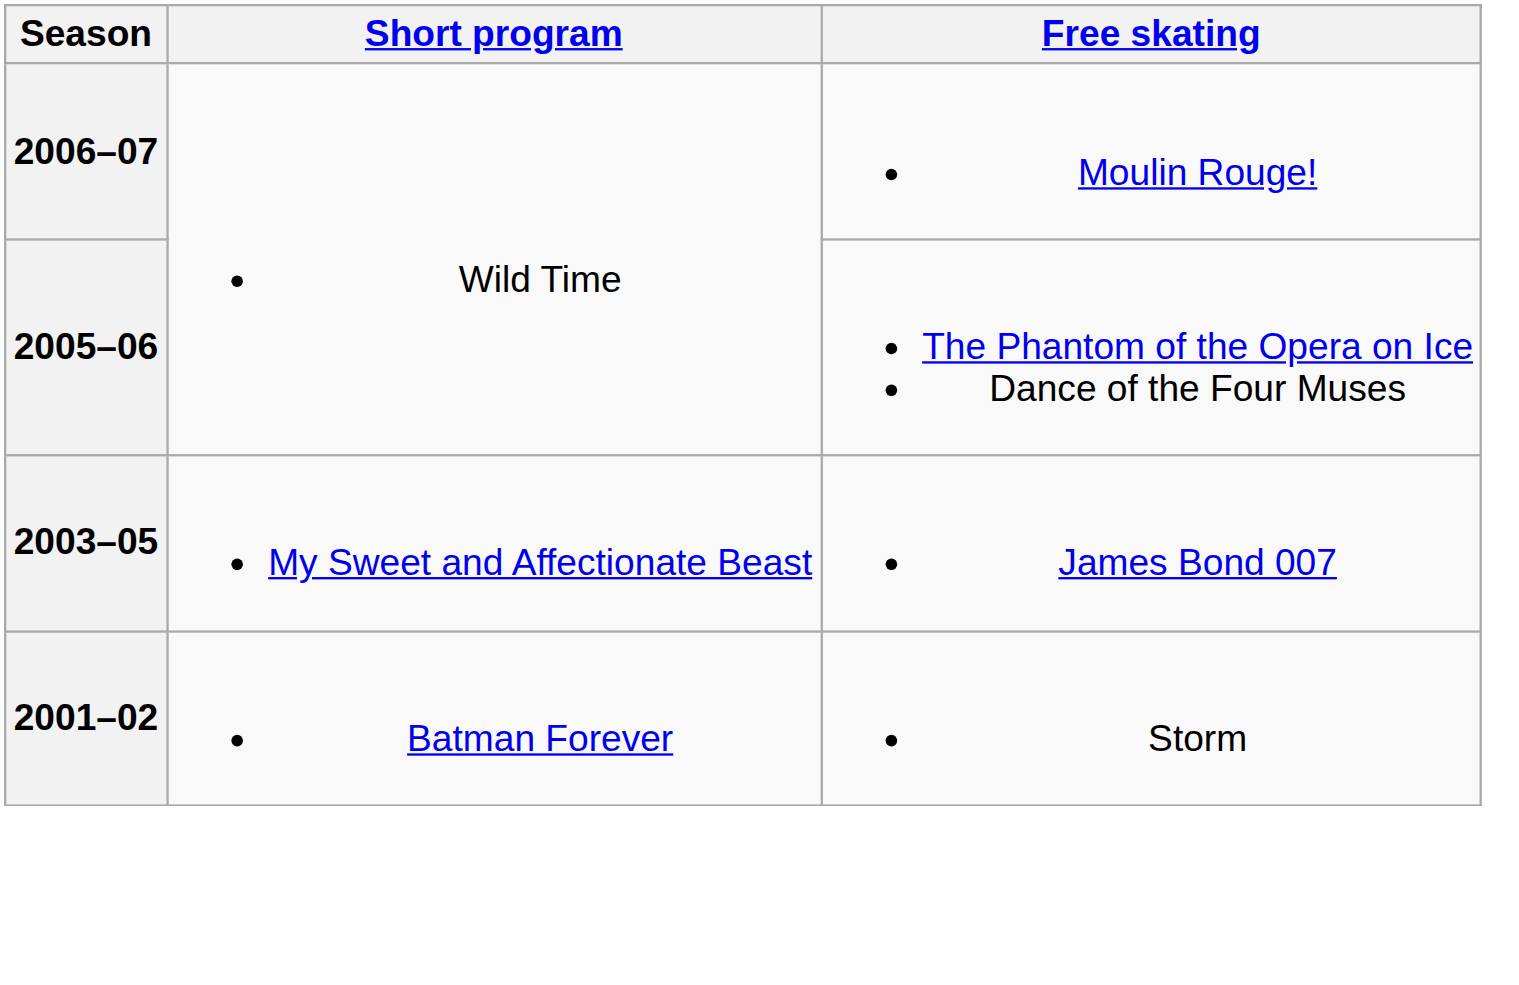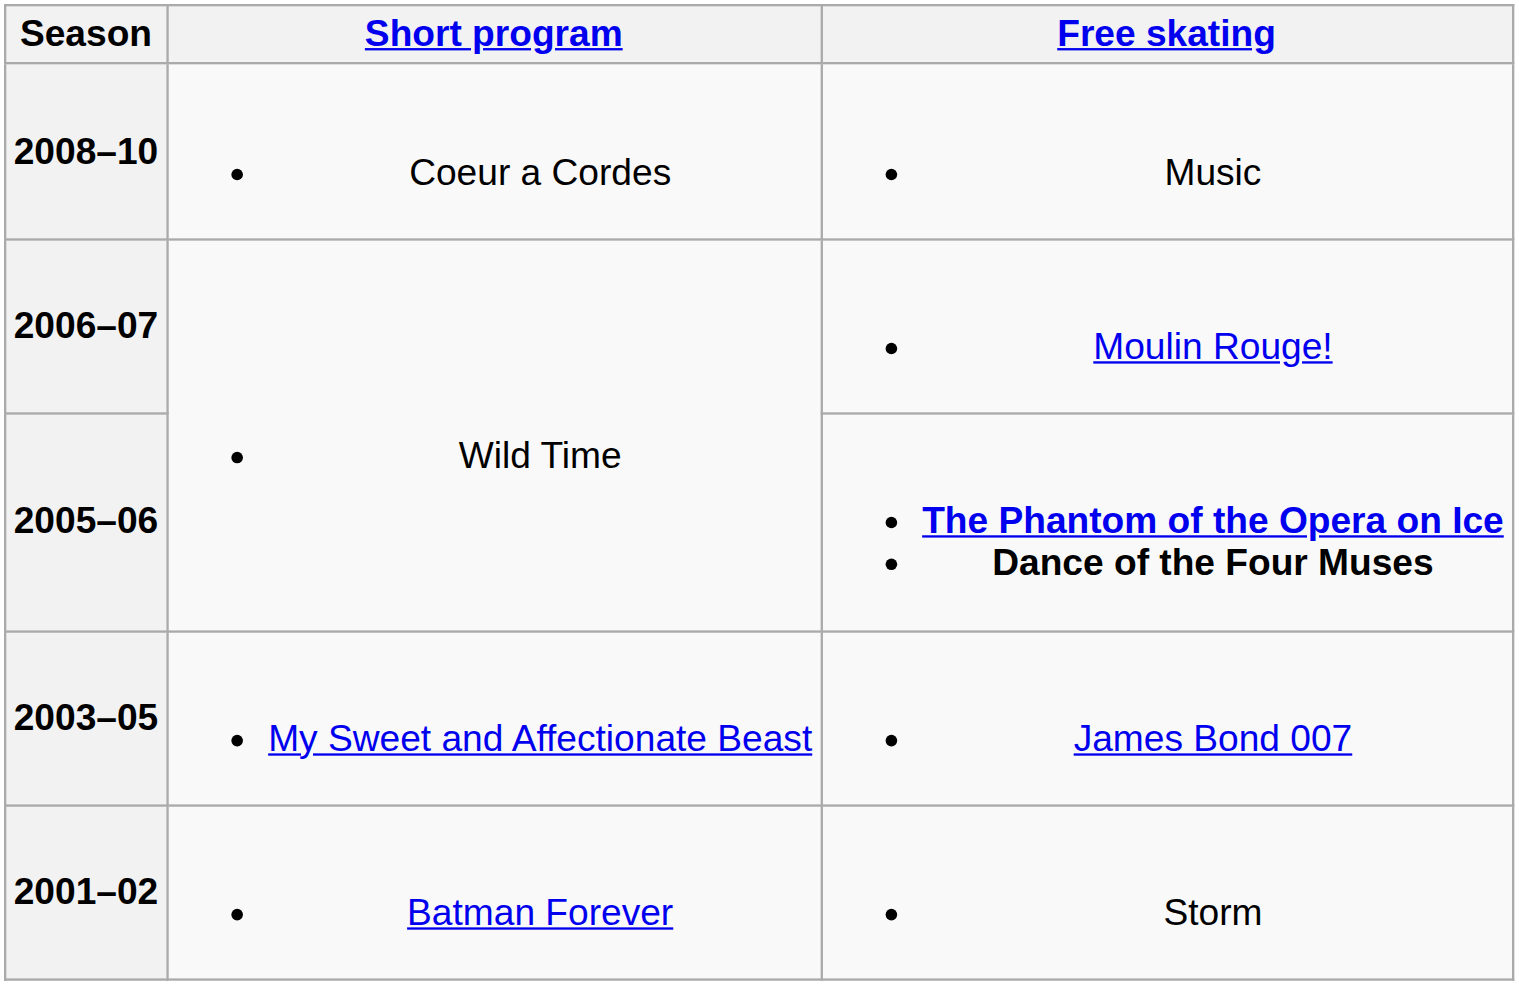+ row: (86, 150)
(1151, 368) normal -> (1167, 543) bold
